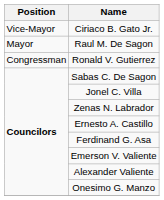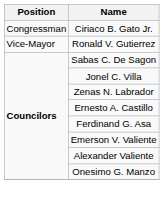(31, 28) Vice-Mayor -> (36, 28) Congressman
- row: (114, 44)
(36, 60) Congressman -> (31, 44) Vice-Mayor
